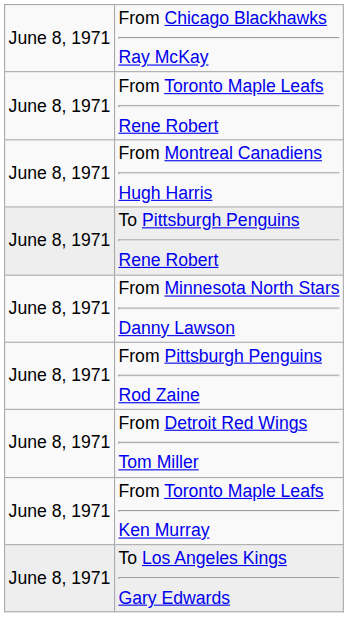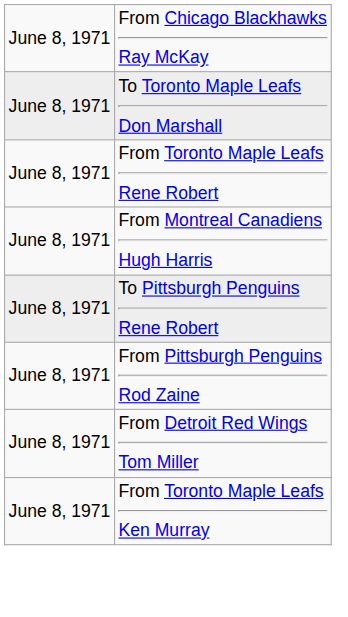+ row: (223, 105)
- row: (229, 308)
- row: (229, 578)
